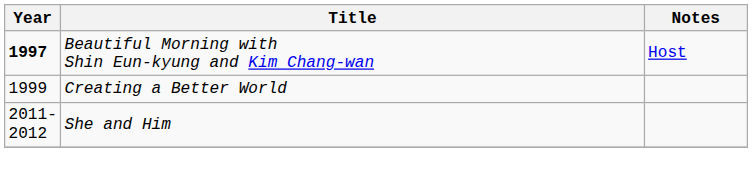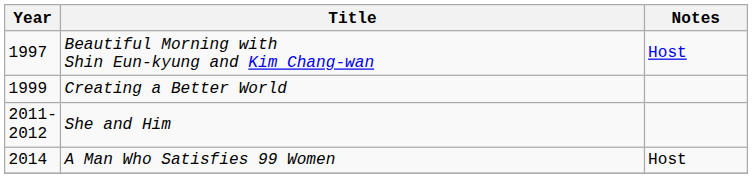(28, 53) bold -> (28, 53) normal
+ row: (200, 160)
